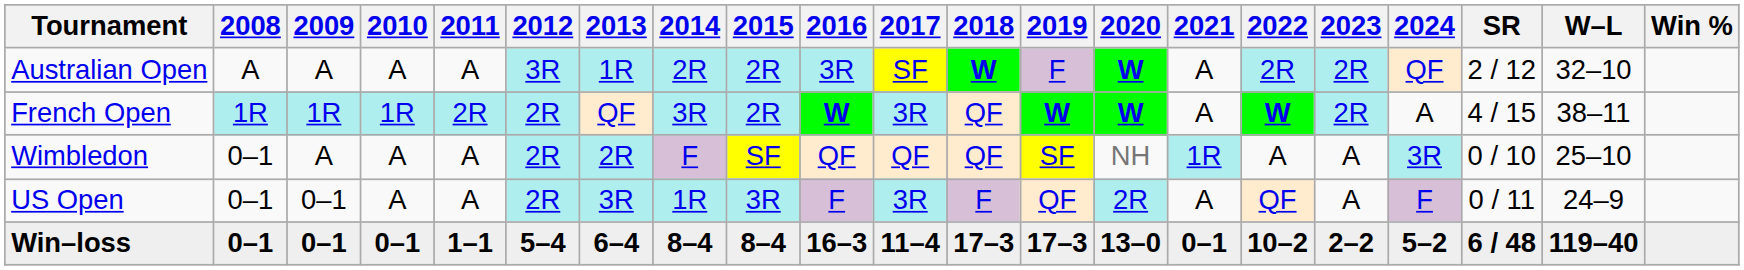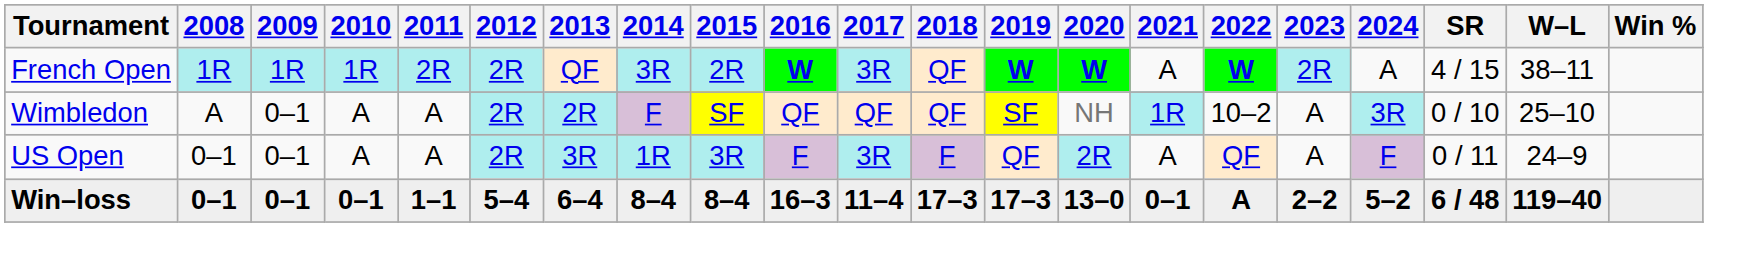- row: (109, 69)
(250, 156) 0–1 -> (214, 112) A
(324, 156) A -> (287, 112) 0–1
(1278, 156) A -> (1241, 112) 10–2
(1278, 243) 10–2 -> (1241, 199) A
